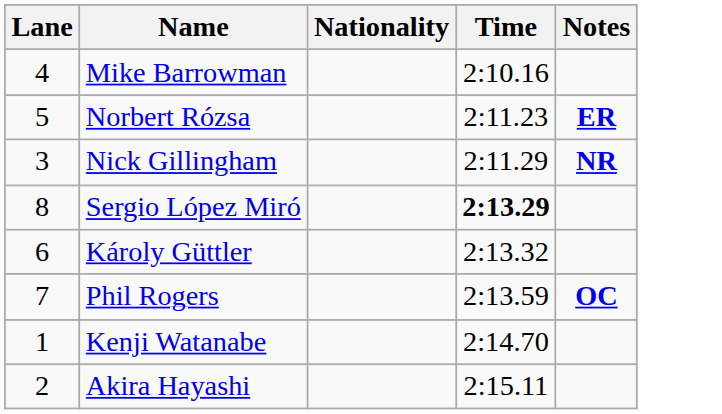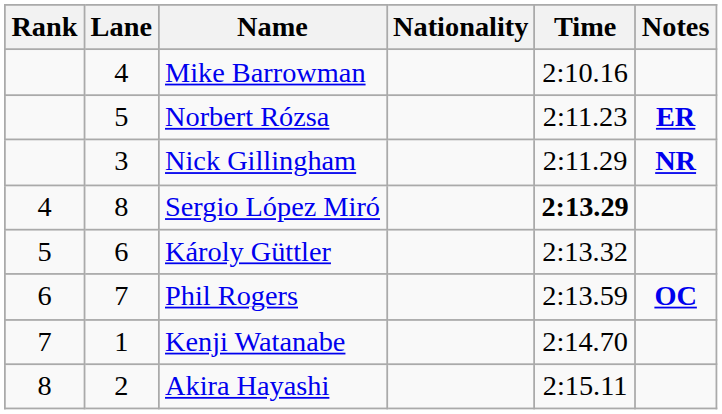+ column: (44, 26)
